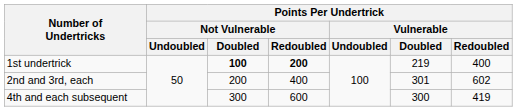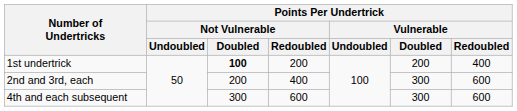(299, 64) bold -> (299, 64) normal
(421, 64) 219 -> (421, 64) 200
(421, 81) 301 -> (421, 81) 300
(482, 81) 602 -> (482, 81) 600
(482, 98) 419 -> (482, 98) 600
